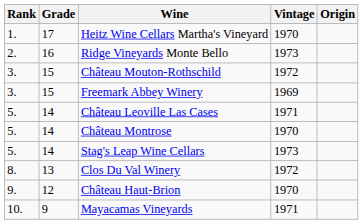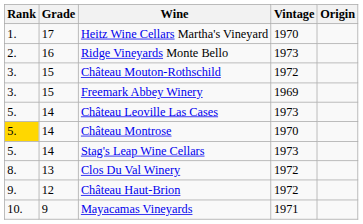(286, 111) 1971 -> (286, 111) 1973
(12, 131) no background -> (12, 131) gold background
(286, 190) 1970 -> (286, 190) 1972
